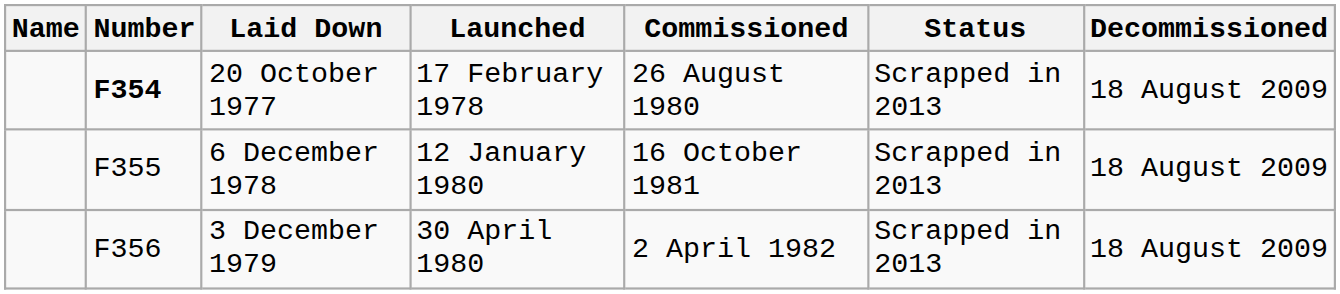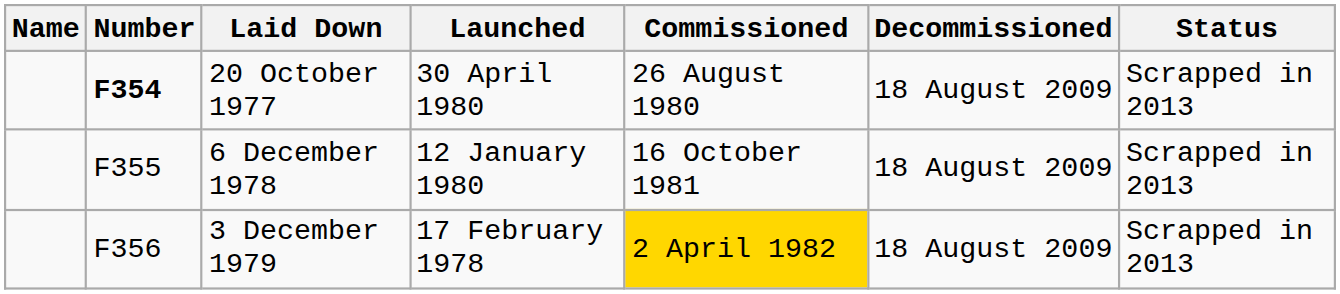columns swapped: (1209, 28) <-> (975, 28)
(510, 91) 17 February 1978 -> (484, 91) 30 April 1980
(484, 249) 30 April 1980 -> (510, 249) 17 February 1978
(734, 249) no background -> (734, 249) gold background
